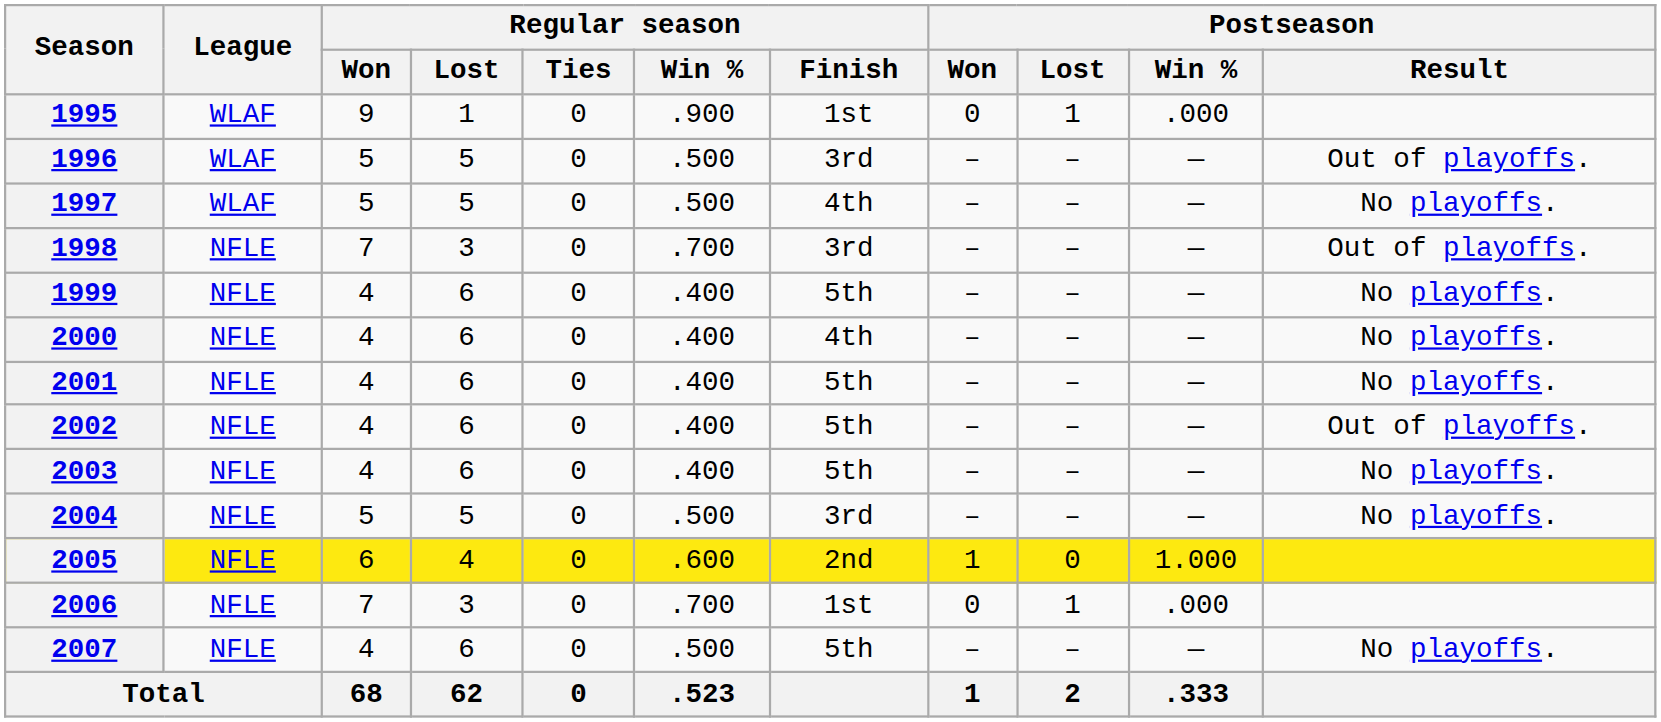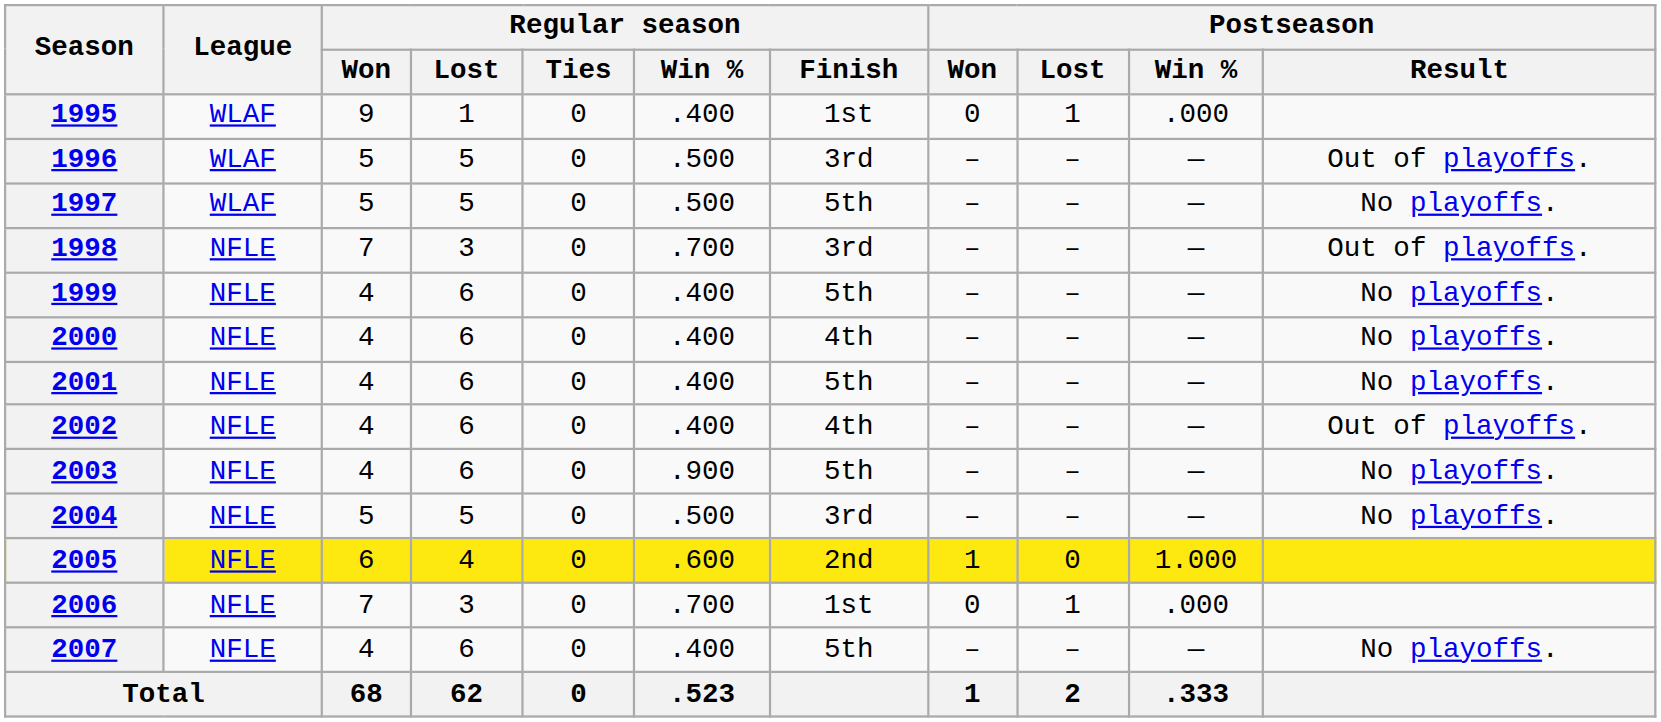(702, 117) .900 -> (702, 117) .400
(849, 206) 4th -> (849, 206) 5th
(849, 428) 5th -> (849, 428) 4th
(702, 472) .400 -> (702, 472) .900
(702, 650) .500 -> (702, 650) .400
